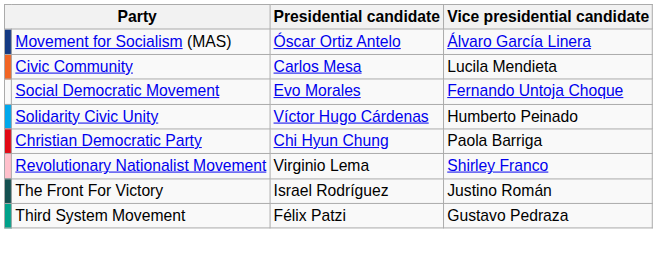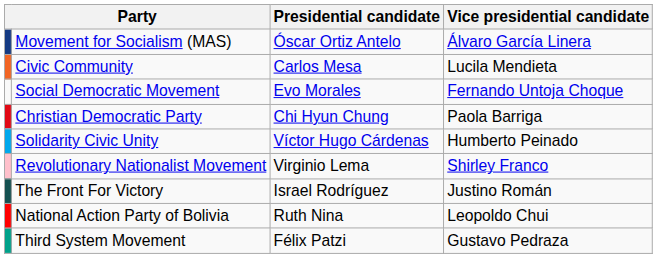rows swapped: (87, 116) <-> (109, 141)
+ row: (122, 215)
